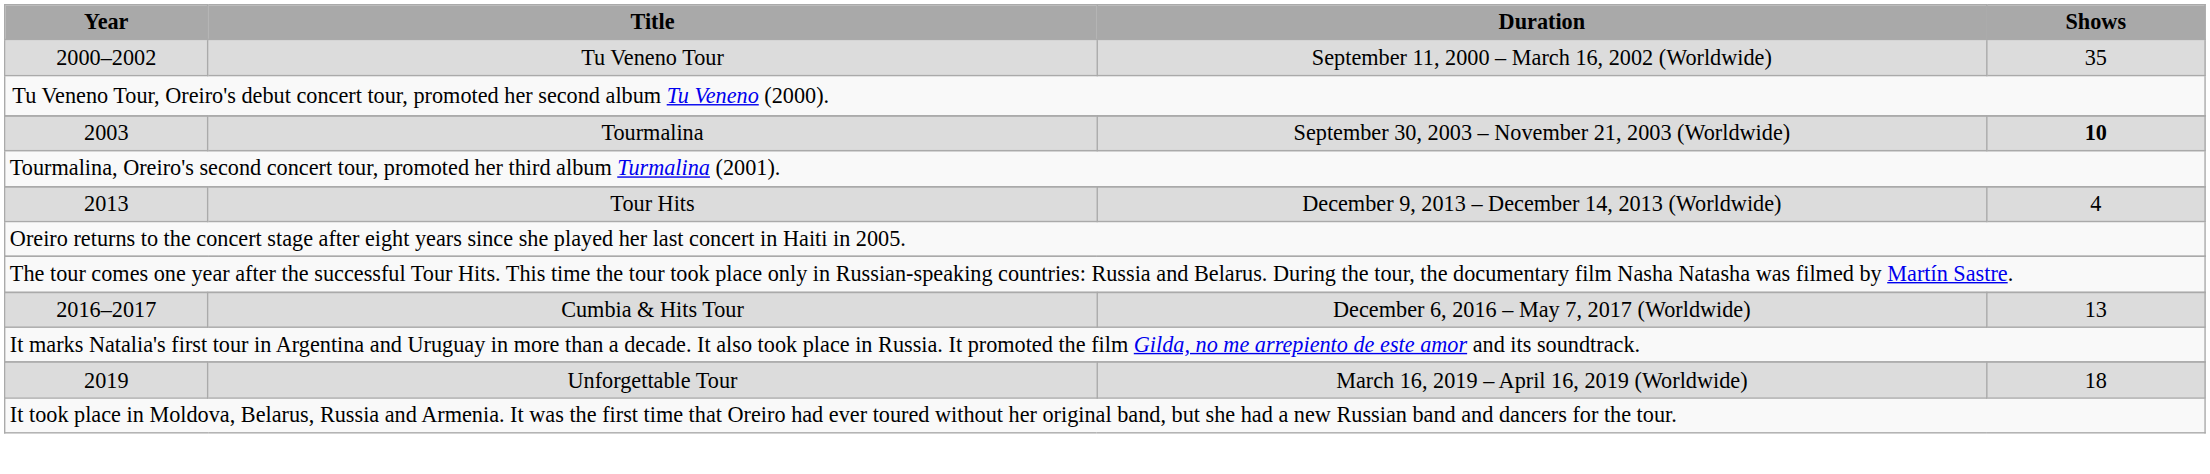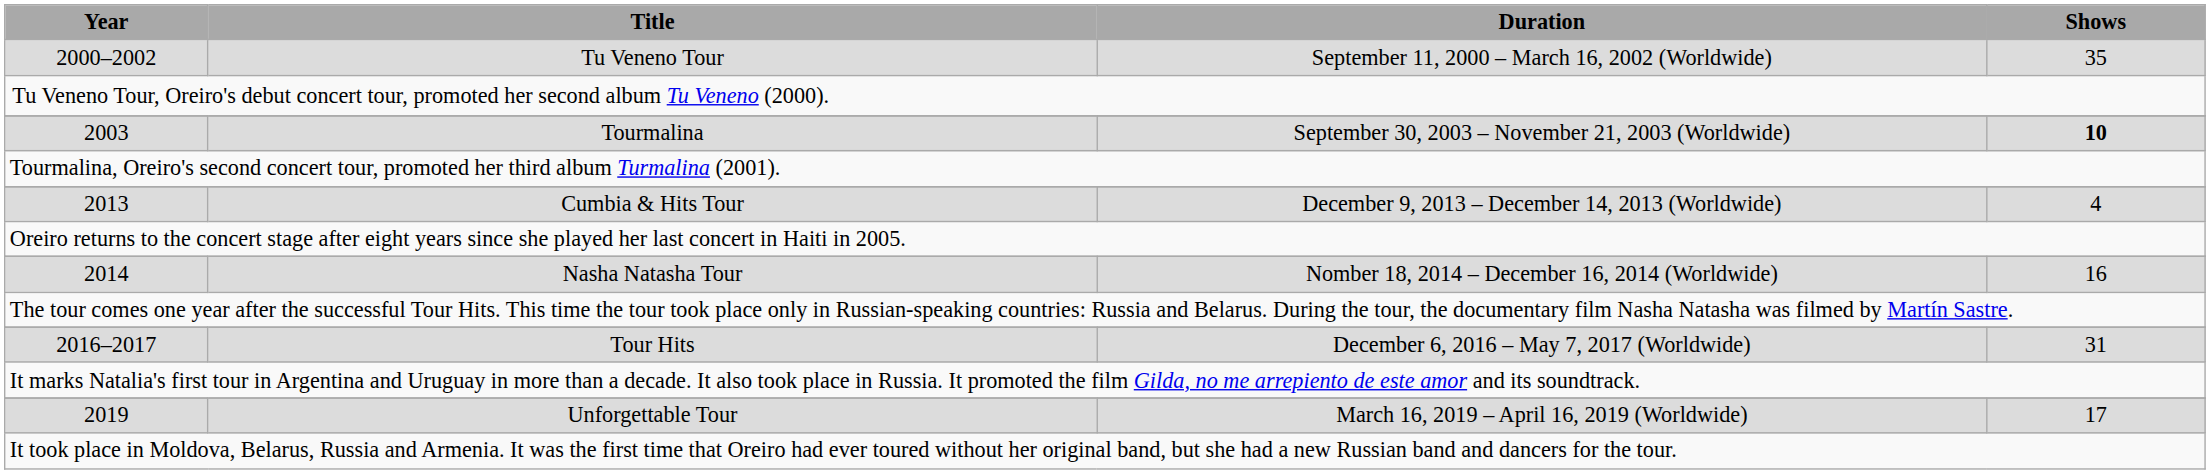(653, 203) Tour Hits -> (653, 203) Cumbia & Hits Tour
+ row: (106, 274)
(653, 309) Cumbia & Hits Tour -> (653, 344) Tour Hits
(2096, 309) 13 -> (2096, 344) 31
(2096, 379) 18 -> (2096, 415) 17
